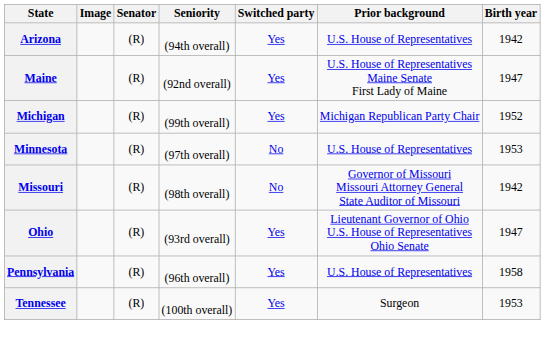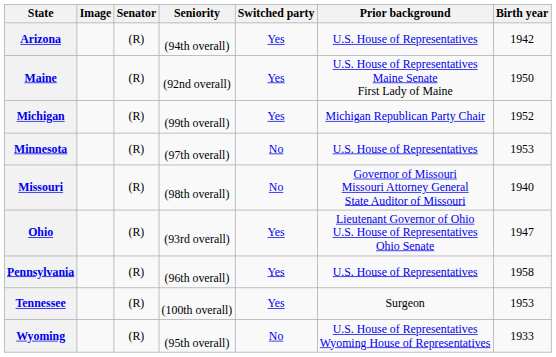(511, 78) 1947 -> (522, 78) 1950
(511, 187) 1942 -> (522, 187) 1940
+ row: (41, 336)
